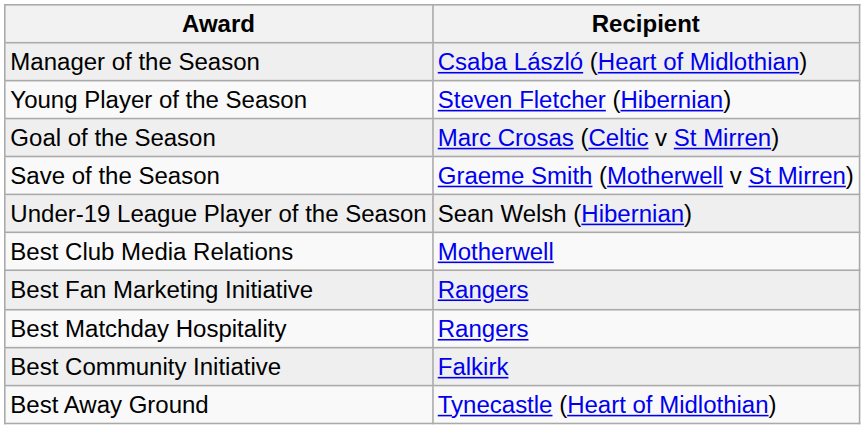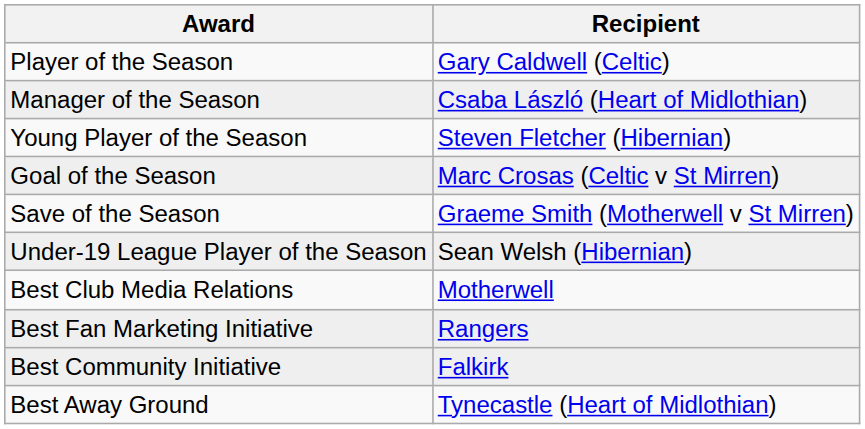+ row: (122, 62)
- row: (148, 328)
